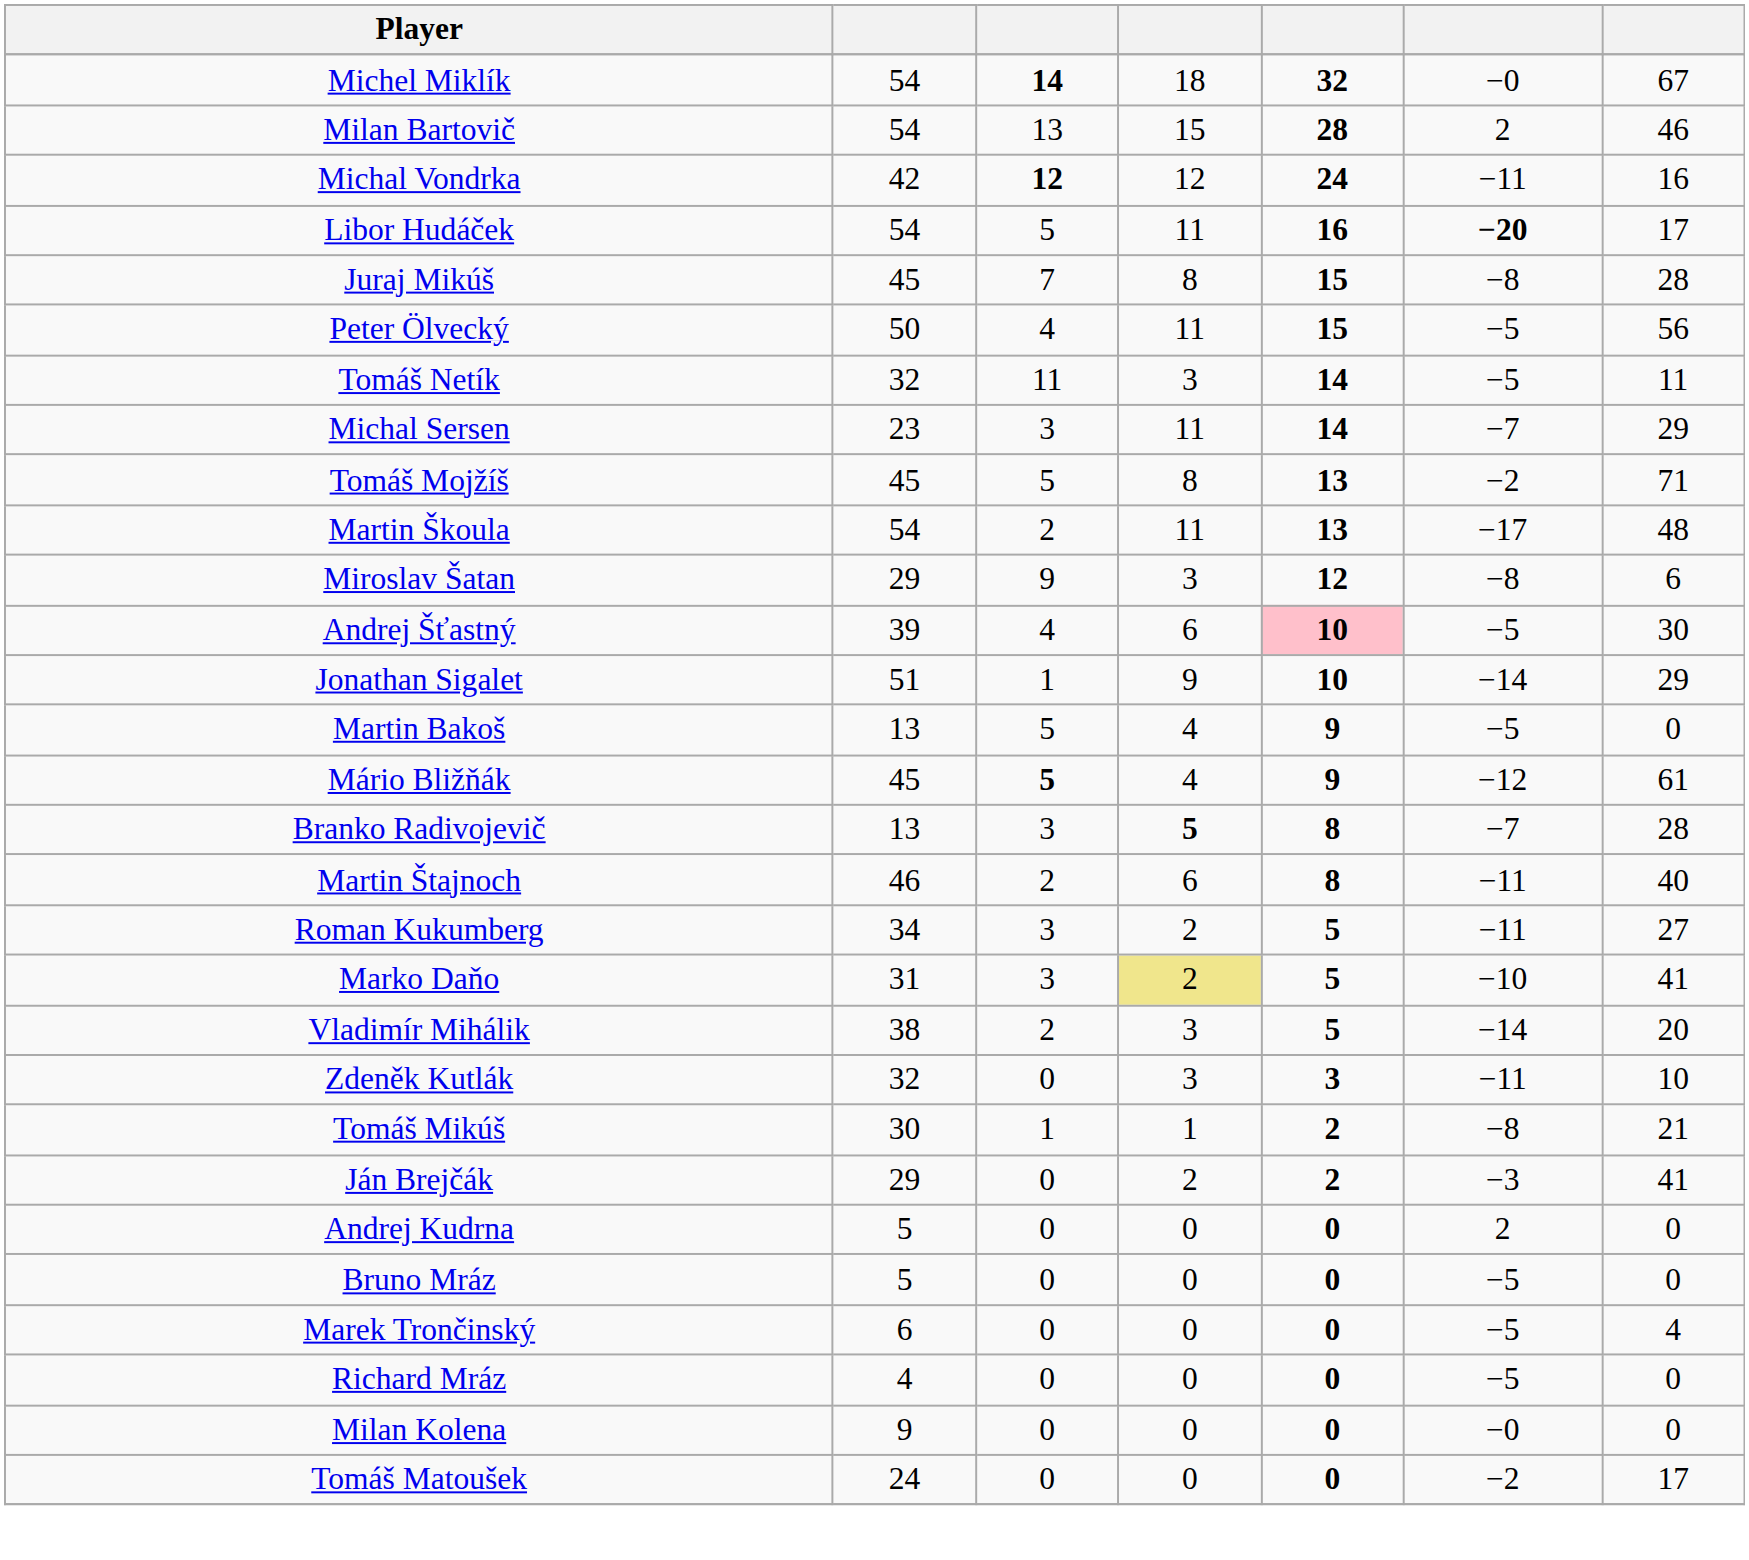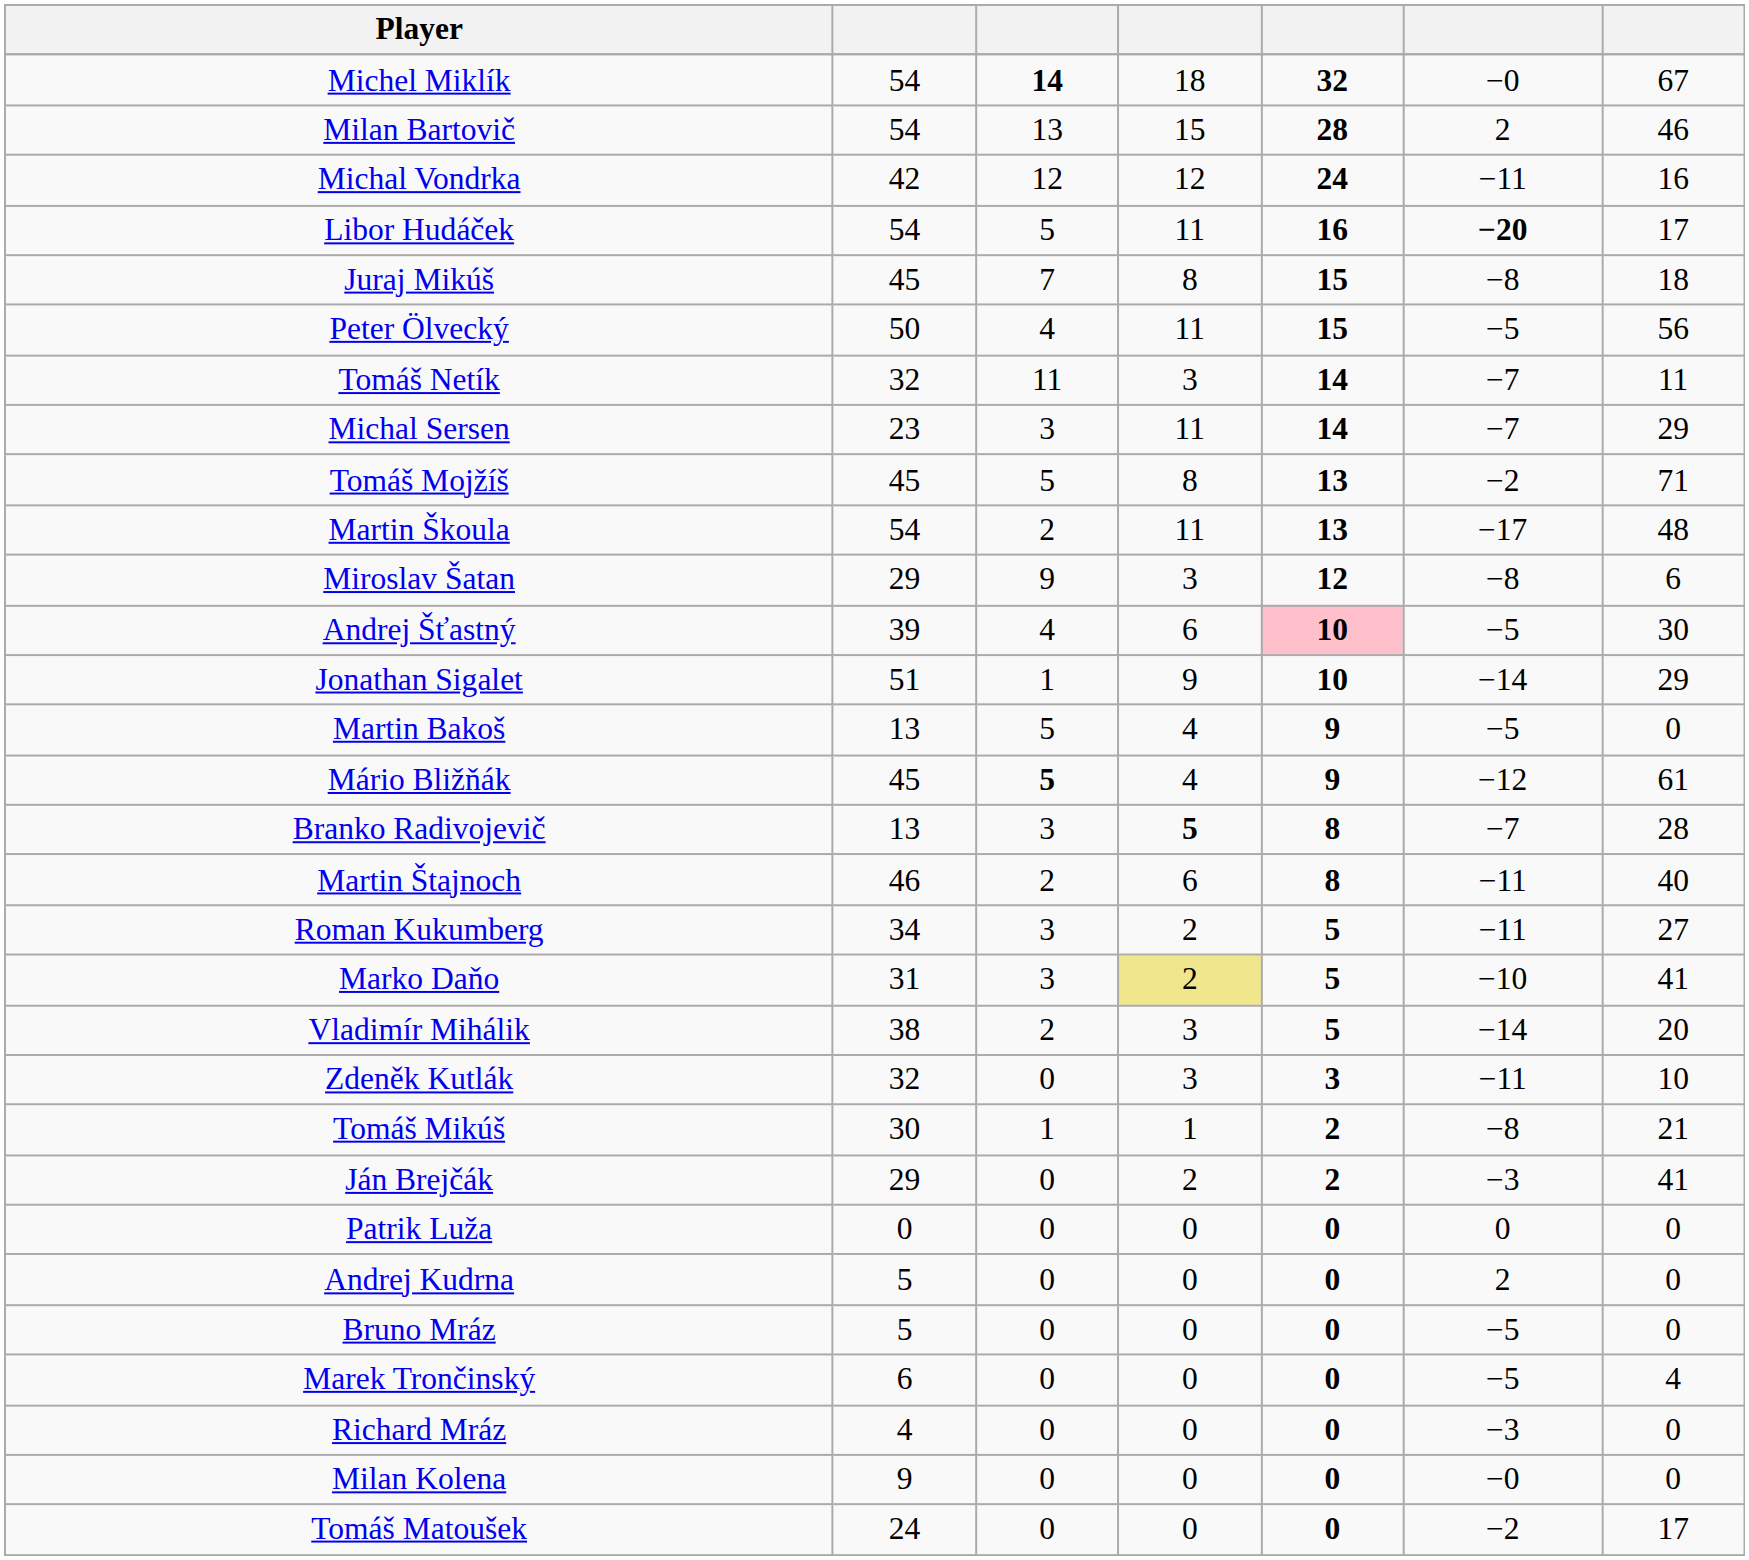(1047, 179) bold -> (1047, 179) normal
(1673, 279) 28 -> (1673, 279) 18
(1503, 379) −5 -> (1503, 379) −7
+ row: (419, 1229)
(1503, 1379) −5 -> (1503, 1429) −3
